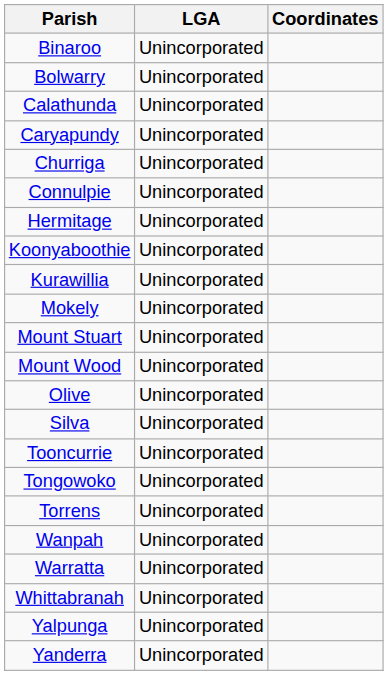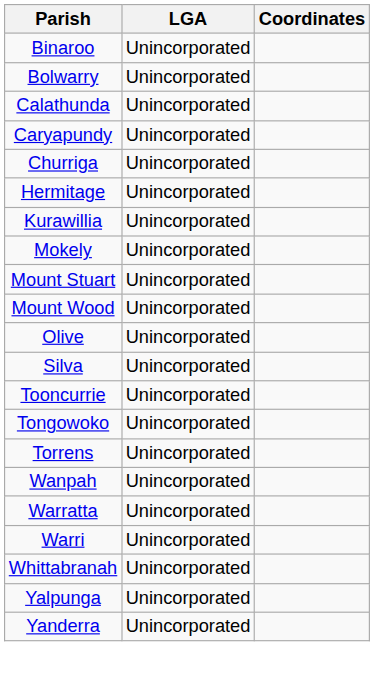- row: (70, 192)
- row: (70, 250)
+ row: (63, 539)
